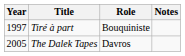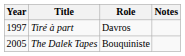(126, 28) Bouquiniste -> (116, 28) Davros
(116, 43) Davros -> (126, 43) Bouquiniste
